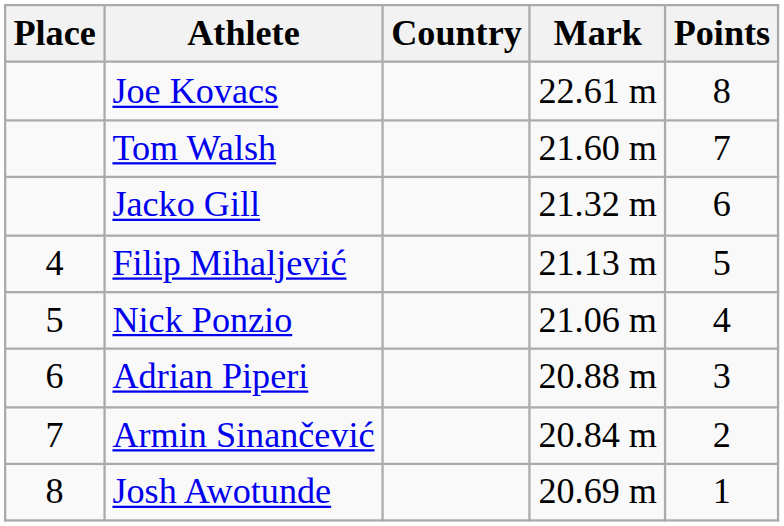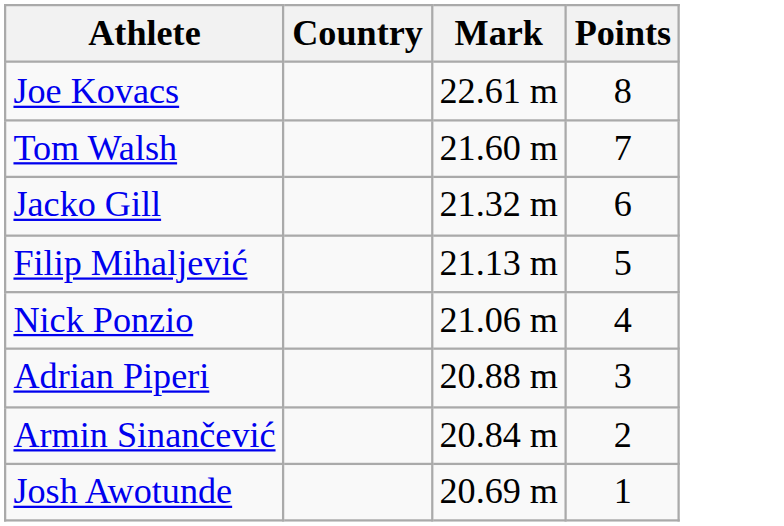- column: (55, 33)
